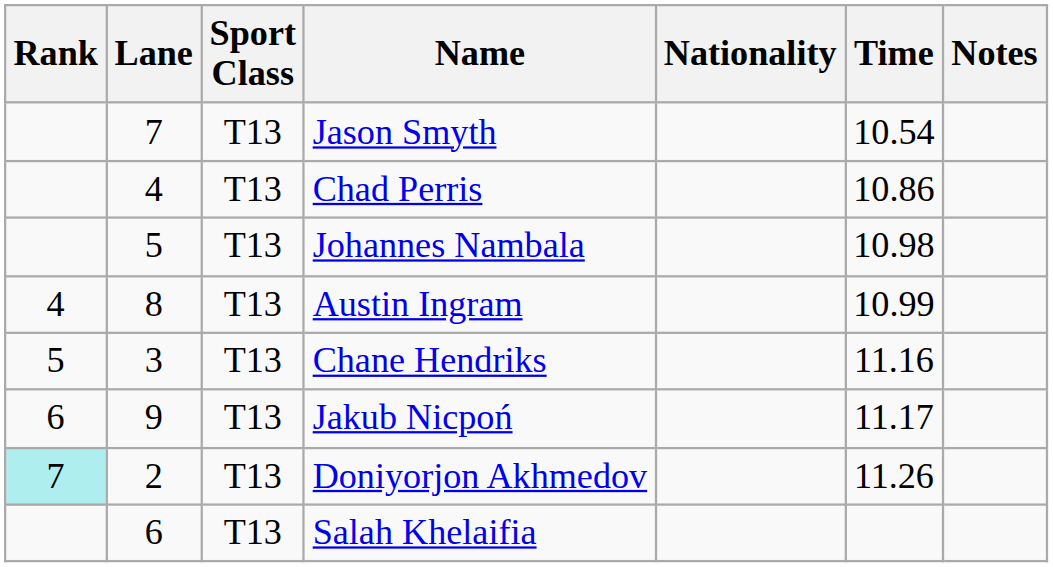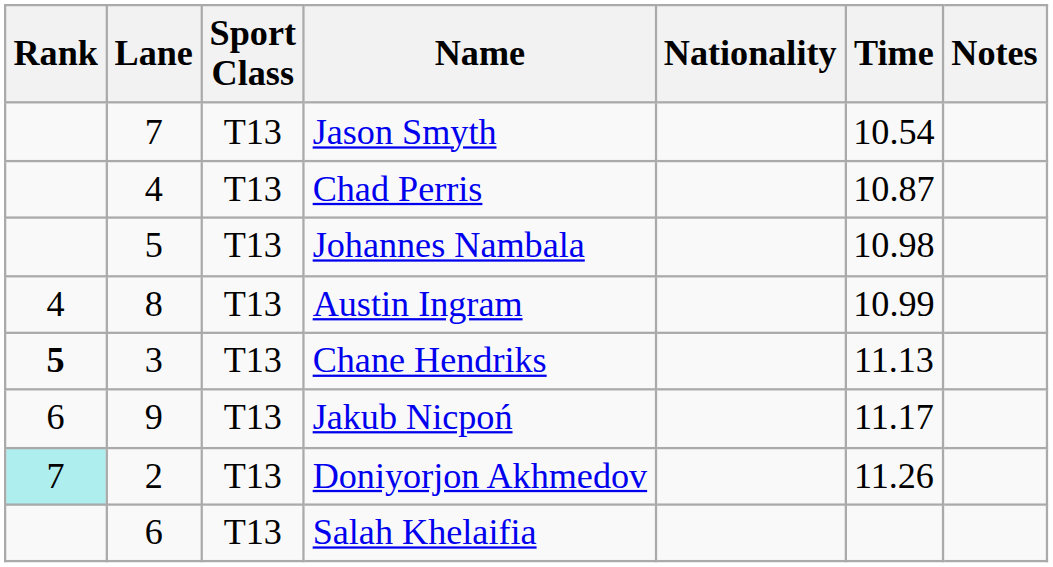(894, 188) 10.86 -> (894, 188) 10.87
(56, 360) normal -> (56, 360) bold
(894, 360) 11.16 -> (894, 360) 11.13
